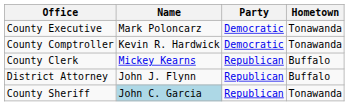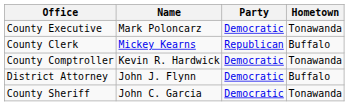rows swapped: (60, 45) <-> (42, 61)
(254, 77) Republican -> (254, 77) Democratic
(160, 93) lightblue background -> (160, 93) no background
(254, 93) Republican -> (254, 93) Democratic
